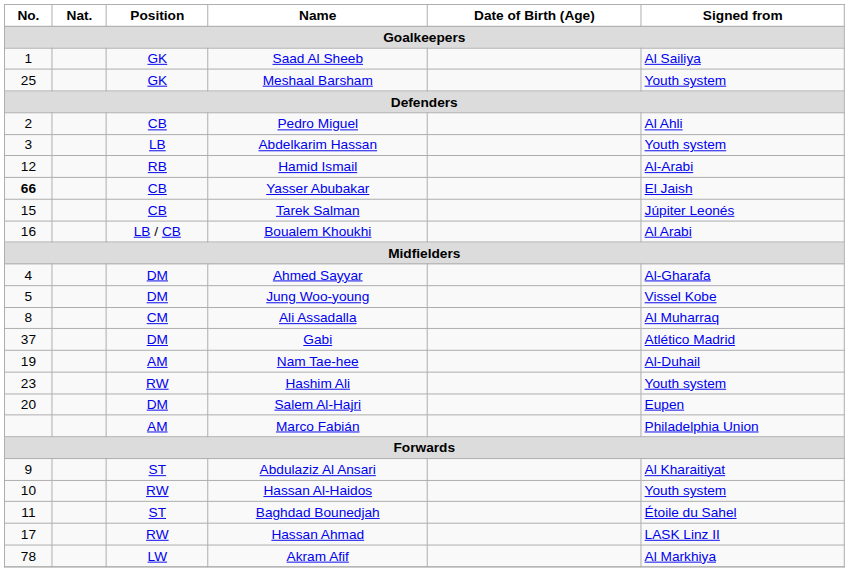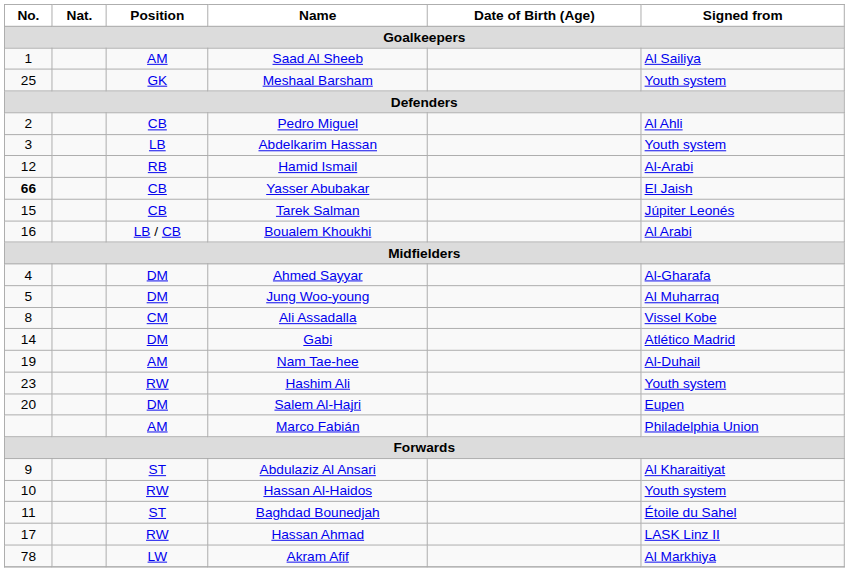(157, 59) GK -> (157, 59) AM
(681, 297) Vissel Kobe -> (682, 297) Al Muharraq
(682, 318) Al Muharraq -> (681, 318) Vissel Kobe
(28, 340) 37 -> (28, 340) 14
